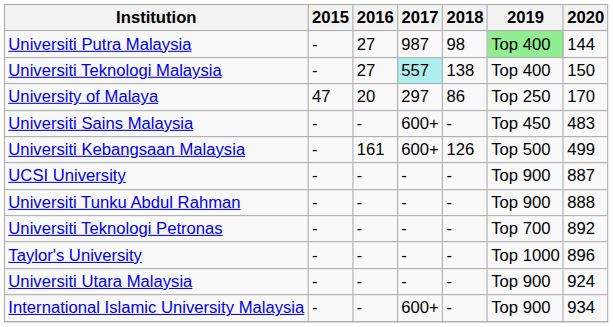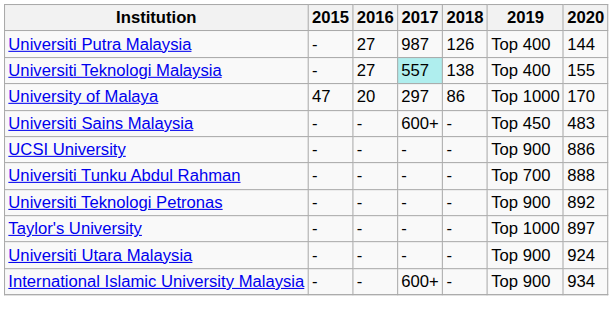(456, 44) 98 -> (460, 44) 126
(521, 44) lightgreen background -> (521, 44) no background
(581, 70) 150 -> (581, 70) 155
(521, 96) Top 250 -> (525, 96) Top 1000
- row: (127, 149)
(581, 176) 887 -> (581, 149) 886
(521, 202) Top 900 -> (521, 176) Top 700
(521, 228) Top 700 -> (521, 202) Top 900
(581, 255) 896 -> (581, 228) 897
